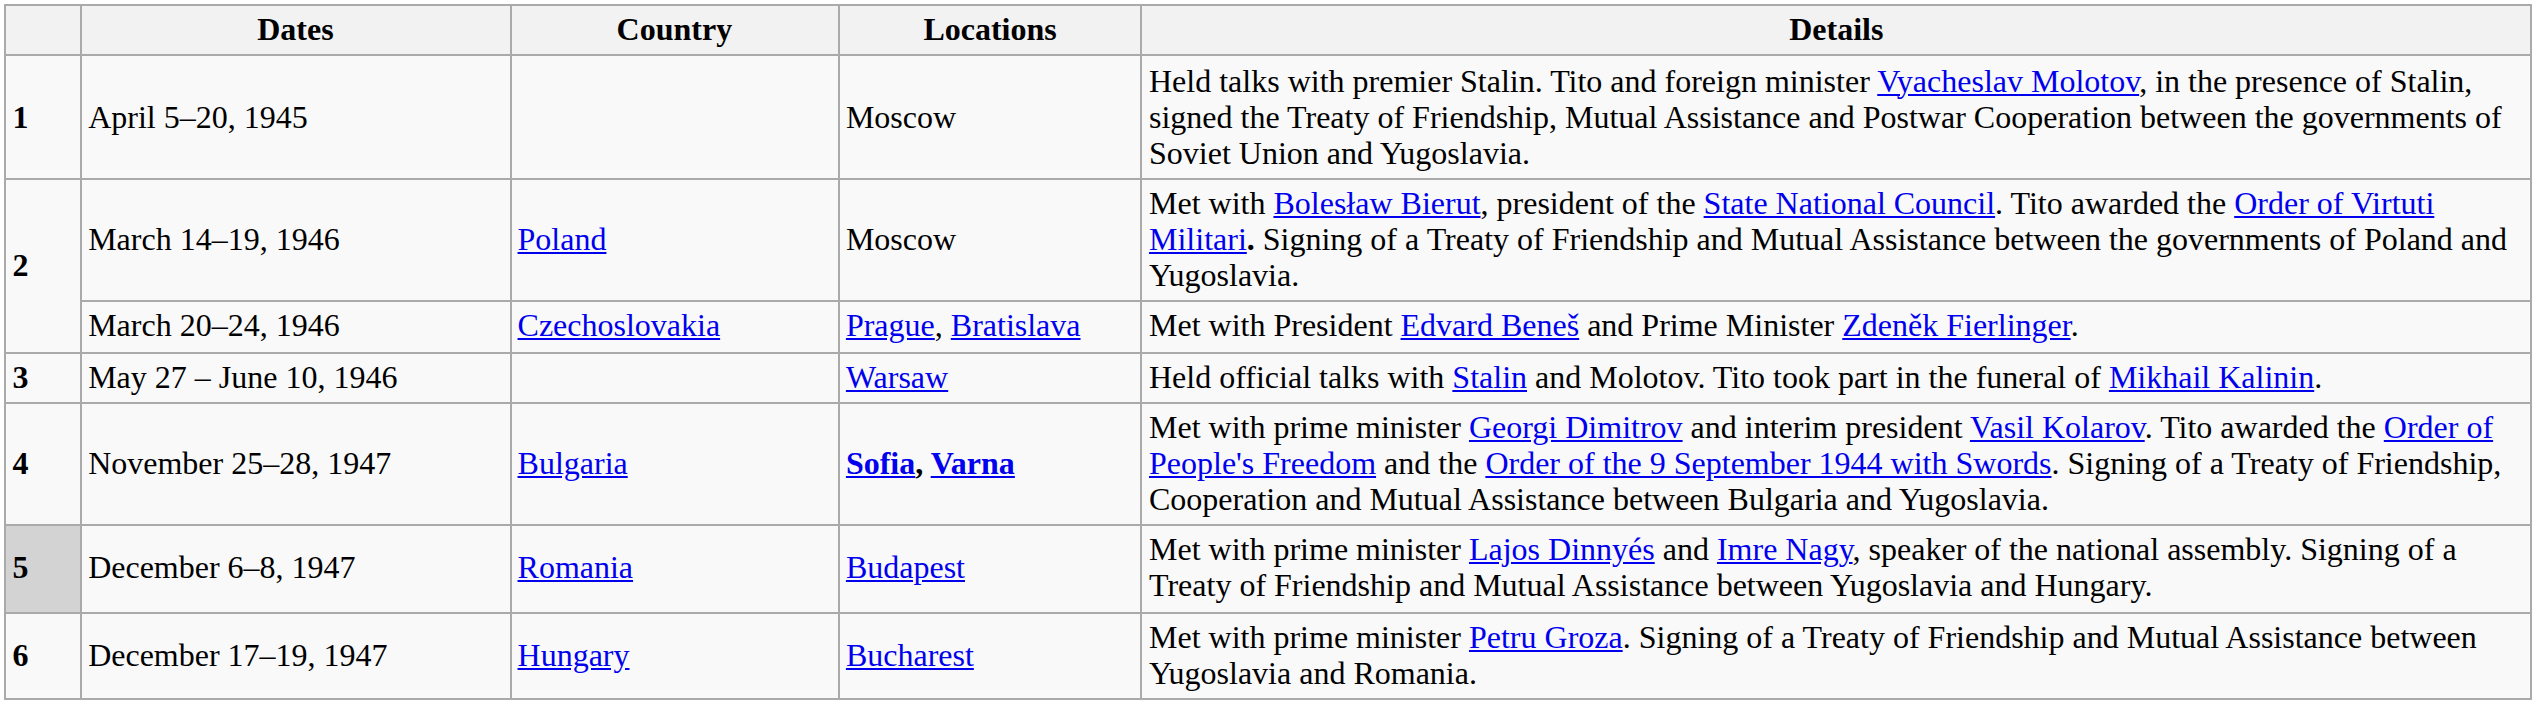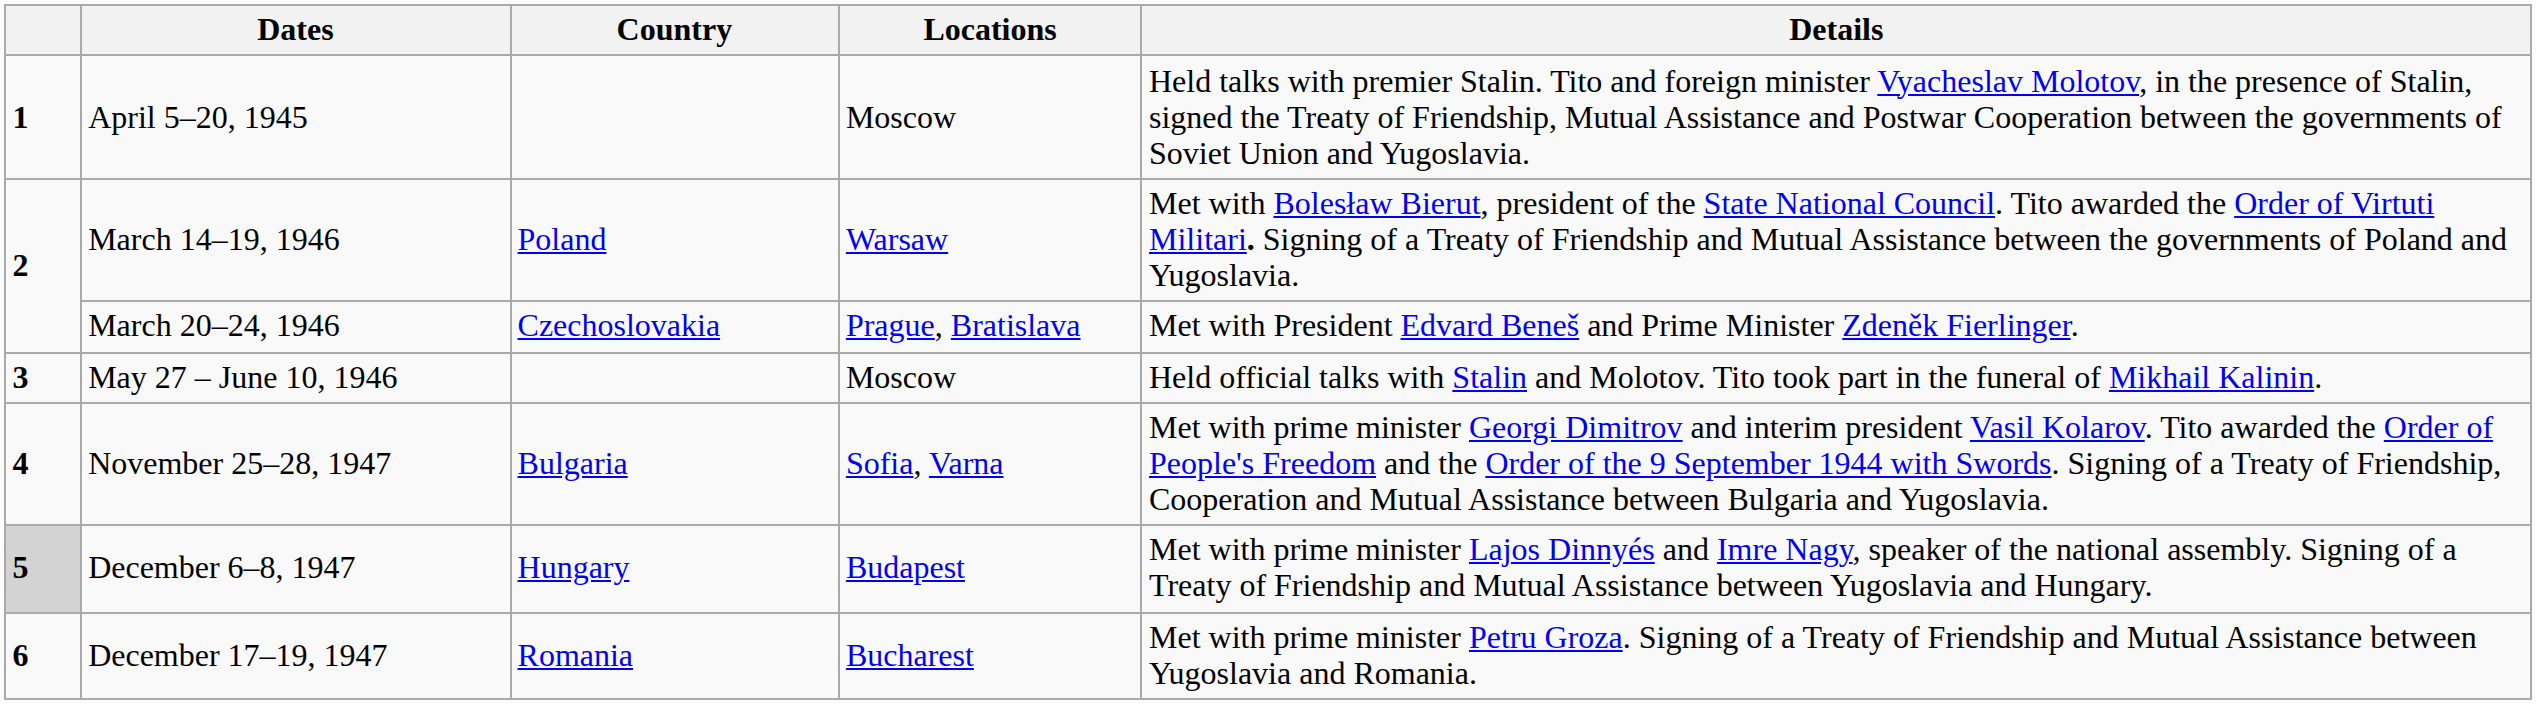(901, 239) Moscow -> (897, 239) Warsaw
(897, 376) Warsaw -> (901, 376) Moscow
(930, 463) bold -> (925, 463) normal
(575, 568) Romania -> (574, 568) Hungary
(574, 655) Hungary -> (575, 655) Romania
